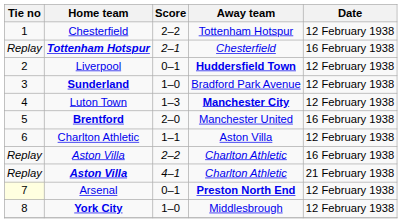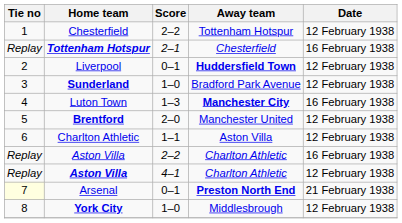(350, 102) 12 February 1938 -> (350, 102) 16 February 1938
(350, 119) 16 February 1938 -> (350, 119) 12 February 1938
(350, 173) 21 February 1938 -> (350, 173) 12 February 1938
(350, 191) 12 February 1938 -> (350, 191) 21 February 1938
